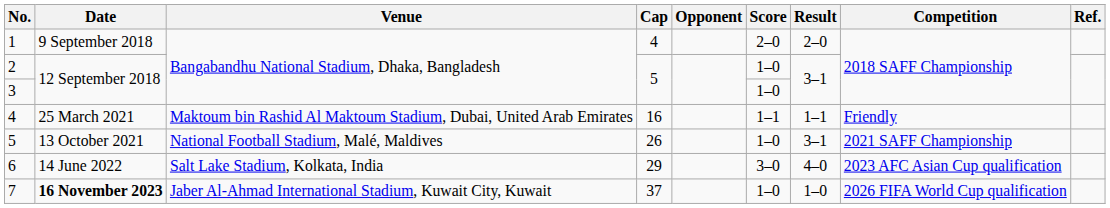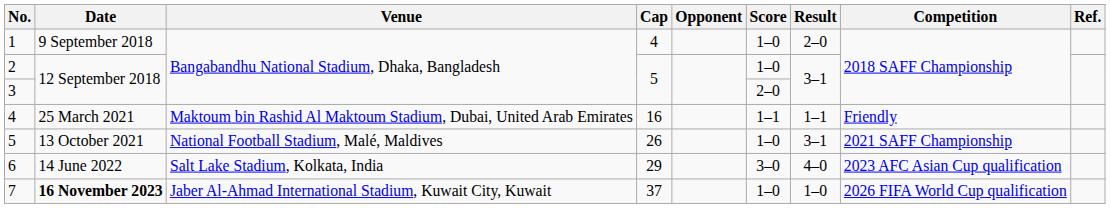(768, 41) 2–0 -> (768, 41) 1–0
(768, 91) 1–0 -> (768, 91) 2–0
